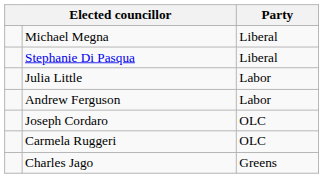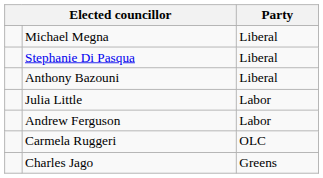+ row: (72, 78)
- row: (67, 120)
